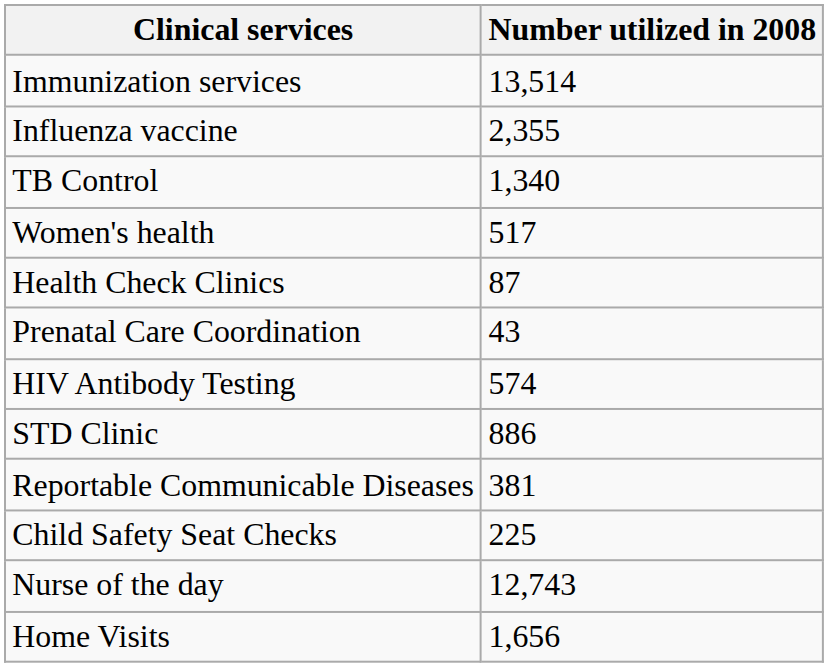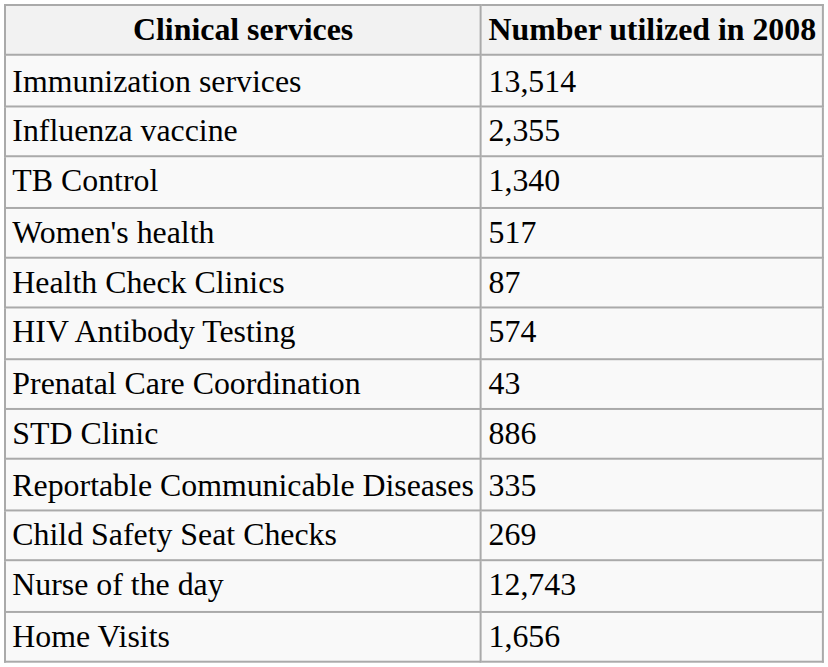rows swapped: (187, 332) <-> (154, 383)
(512, 484) 381 -> (512, 484) 335
(512, 534) 225 -> (512, 534) 269
